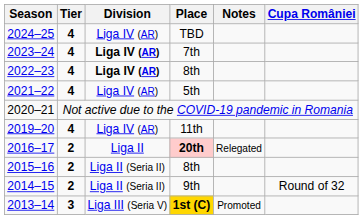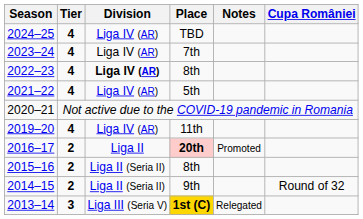(127, 53) bold -> (127, 53) normal
(239, 149) Relegated -> (239, 149) Promoted
(239, 206) Promoted -> (239, 206) Relegated
